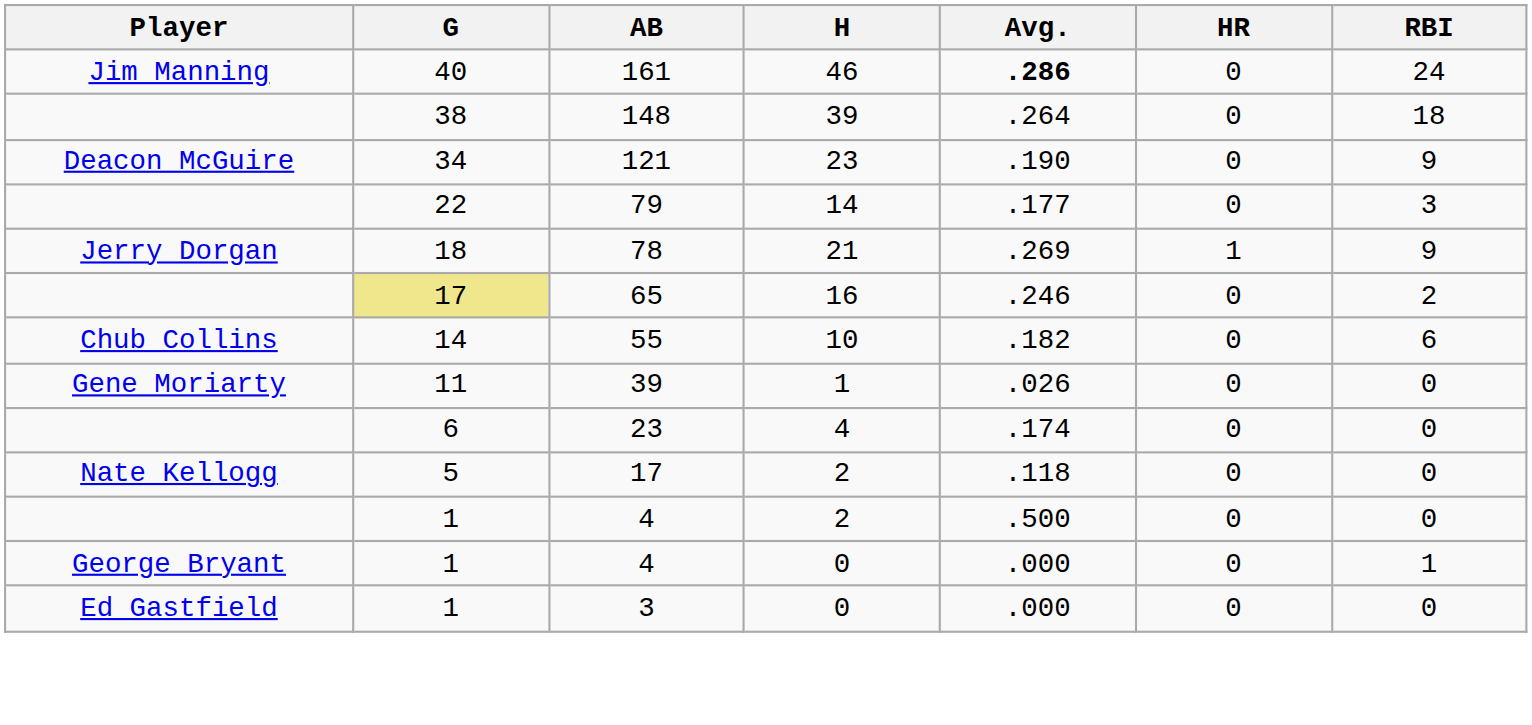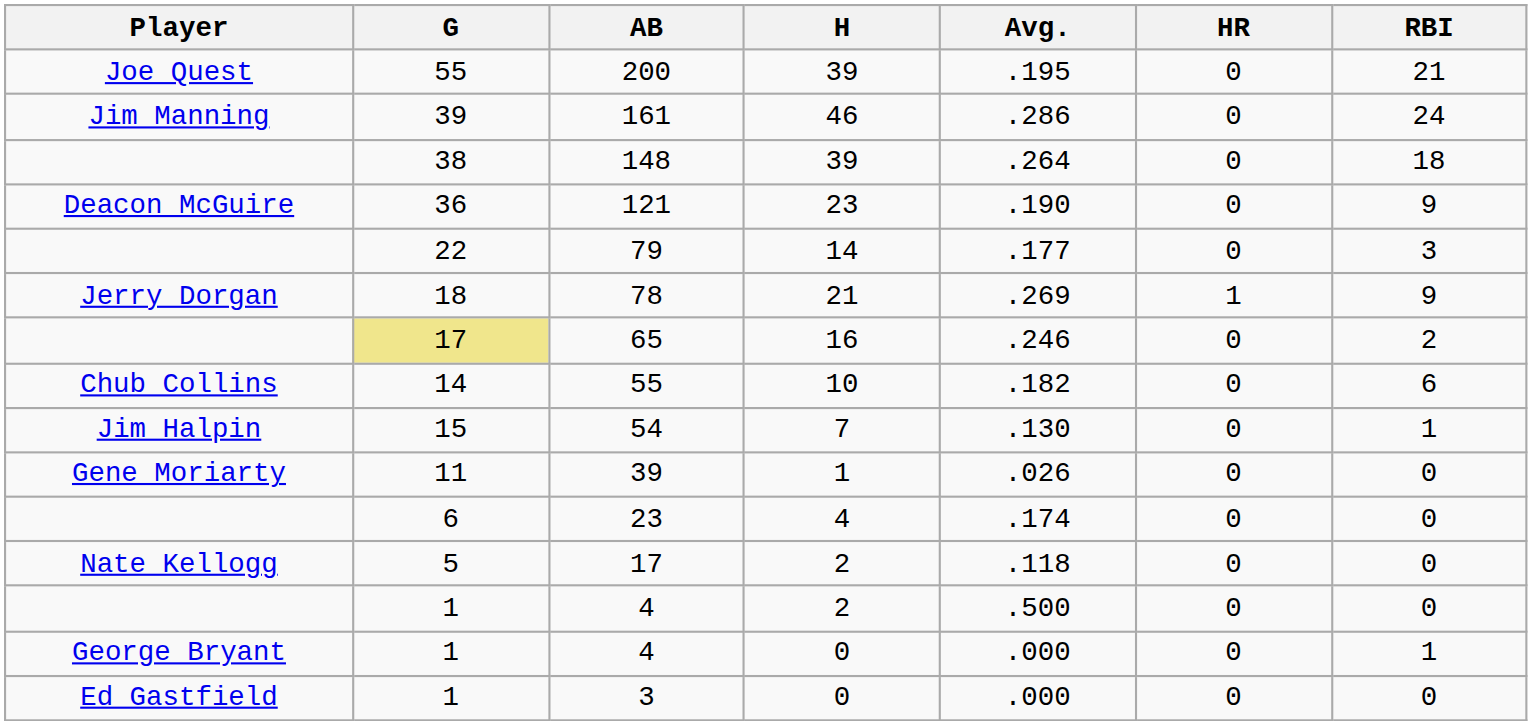+ row: (646, 72)
(451, 72) 40 -> (451, 117) 39
(1038, 72) bold -> (1038, 117) normal
(451, 162) 34 -> (451, 206) 36
+ row: (646, 430)
